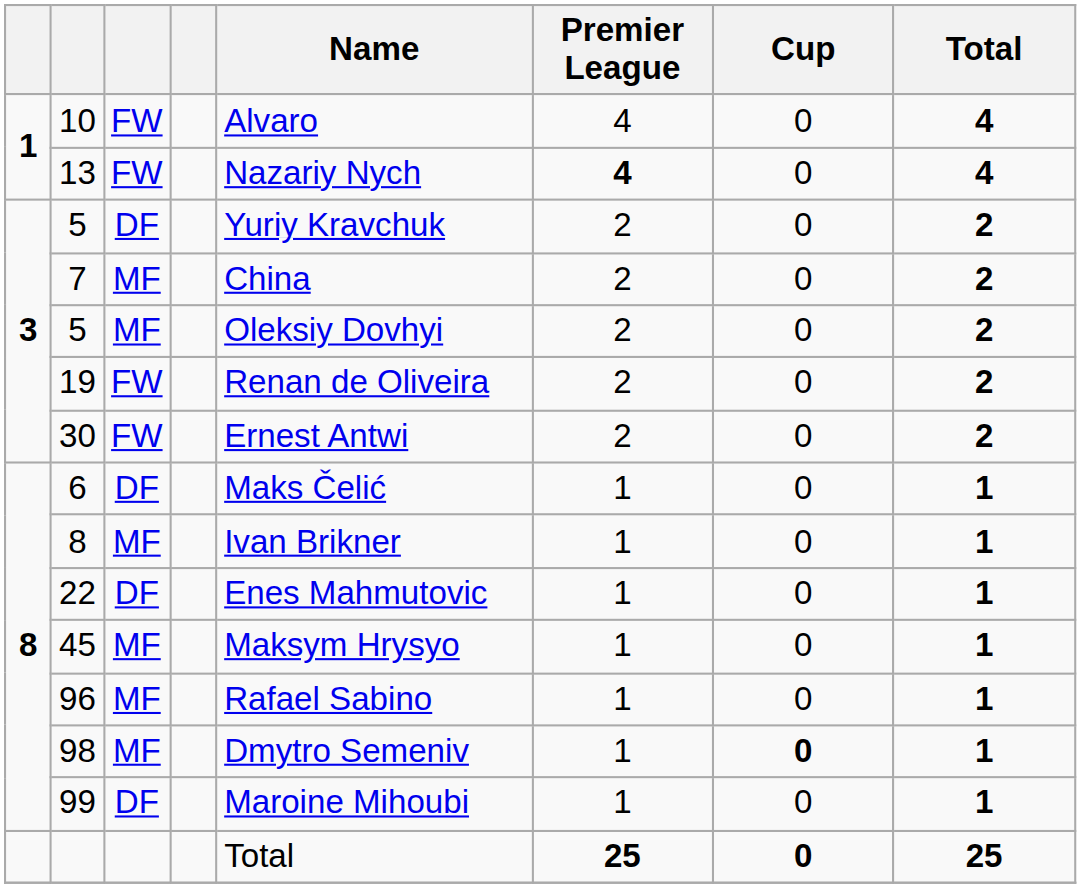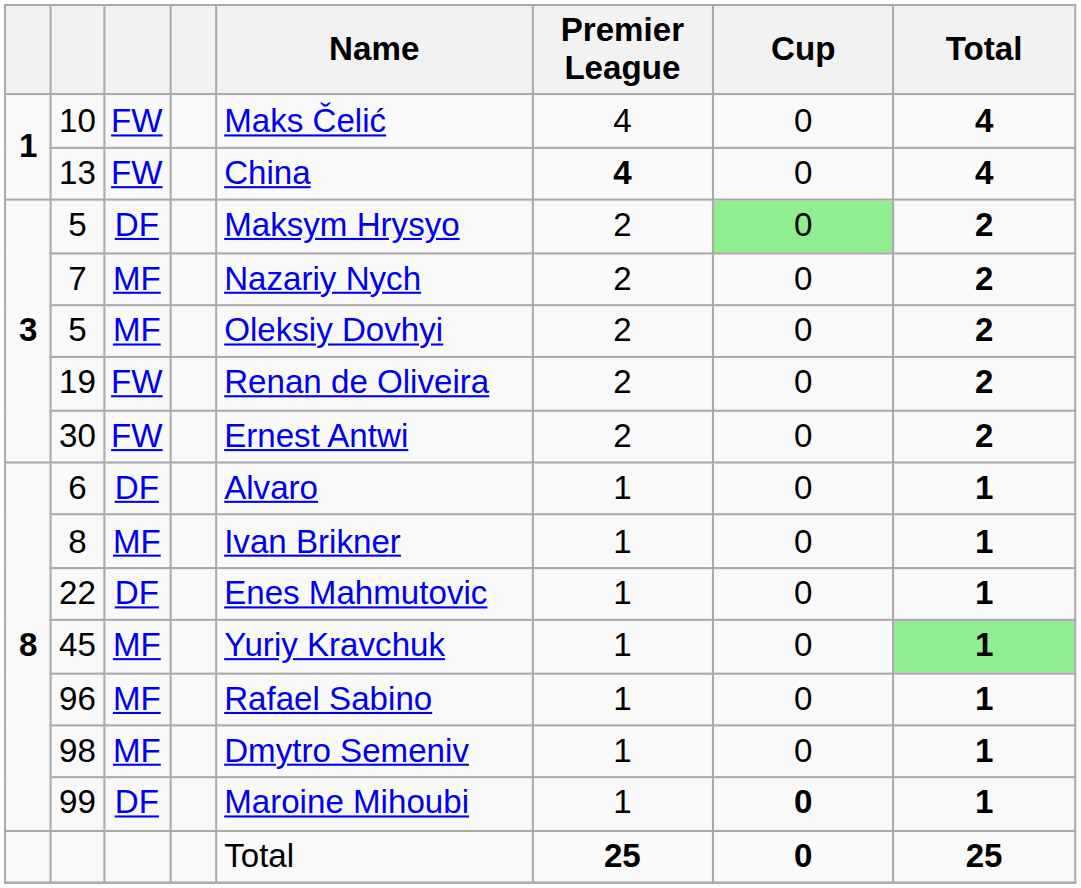(271, 120) Alvaro -> (305, 120) Maks Čelić
(323, 173) Nazariy Nych -> (267, 173) China
(335, 225) Yuriy Kravchuk -> (342, 225) Maksym Hrysyo
(803, 225) no background -> (803, 225) lightgreen background
(267, 278) China -> (323, 278) Nazariy Nych
(305, 488) Maks Čelić -> (271, 488) Alvaro
(342, 645) Maksym Hrysyo -> (335, 645) Yuriy Kravchuk
(984, 645) no background -> (984, 645) lightgreen background
(803, 750) bold -> (803, 750) normal
(803, 803) normal -> (803, 803) bold
